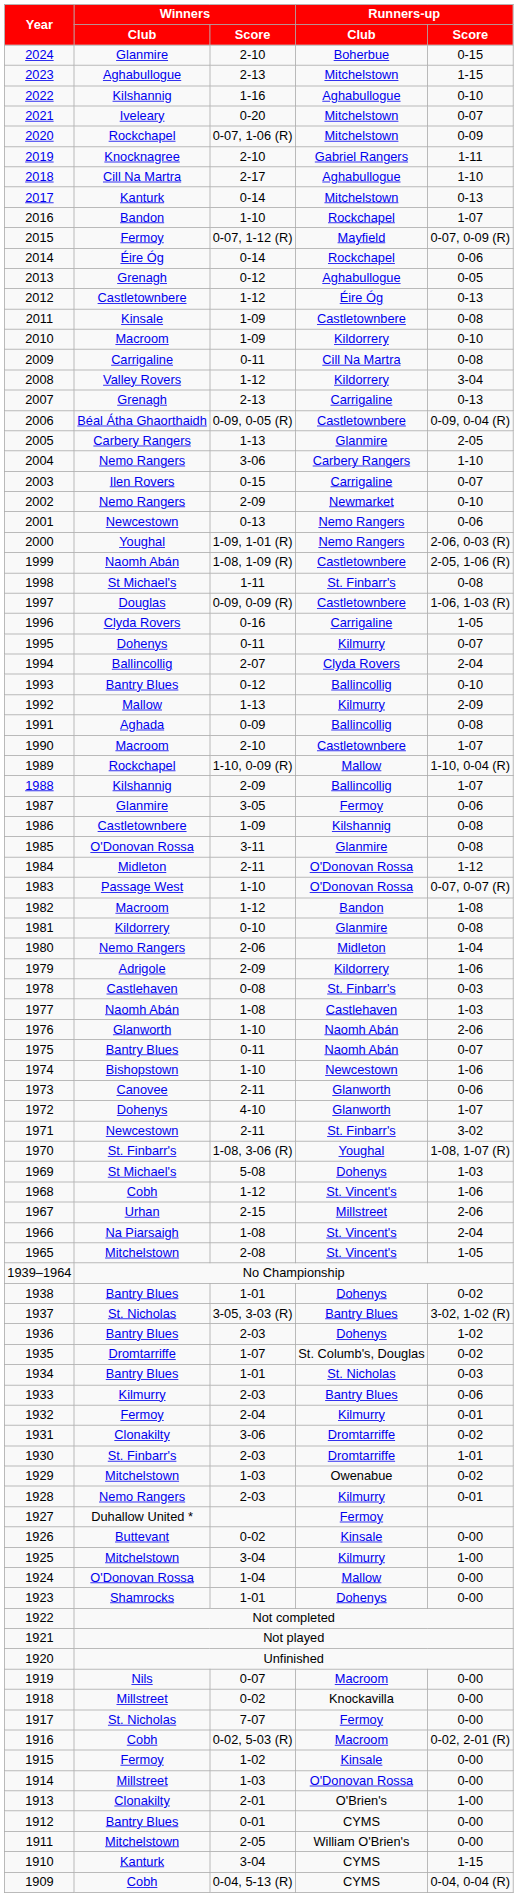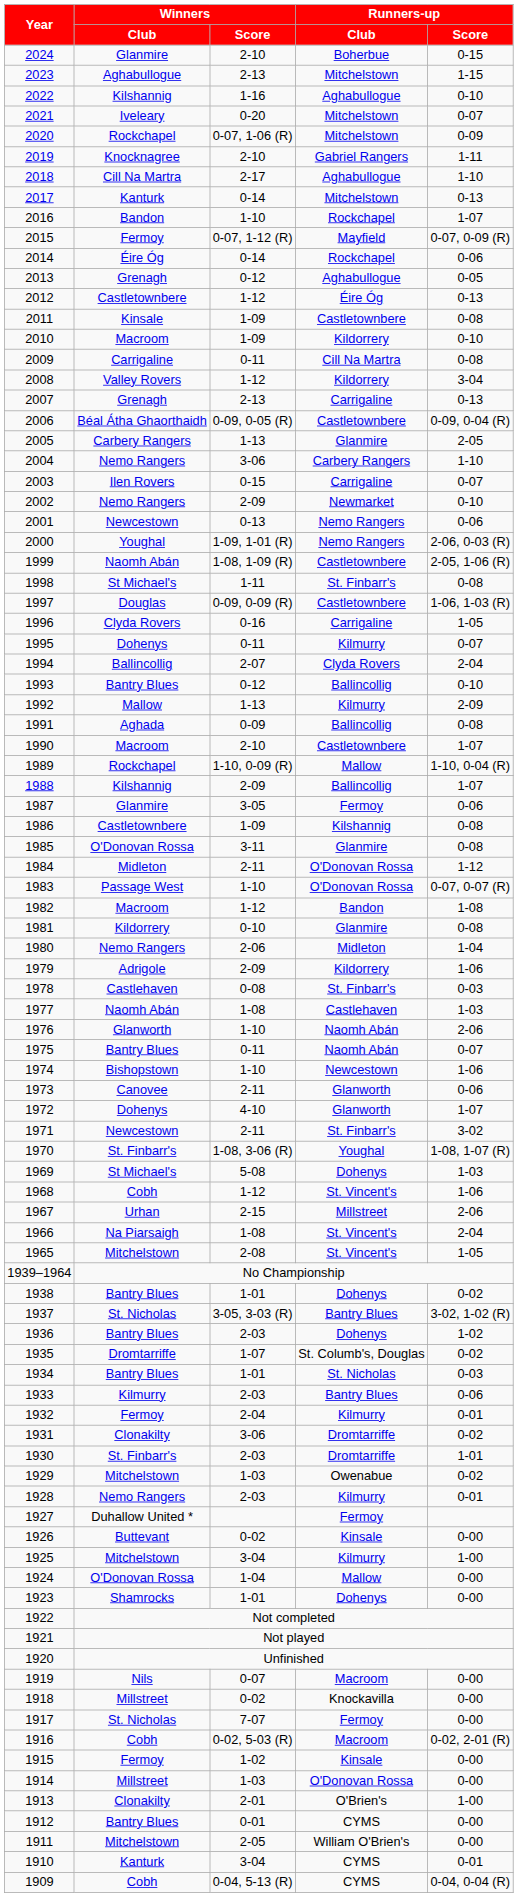(470, 1861) 1-15 -> (470, 1861) 0-01
